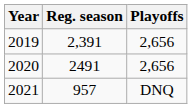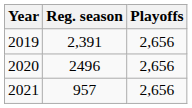(85, 66) 2491 -> (85, 66) 2496
(157, 90) DNQ -> (157, 90) 2,656
